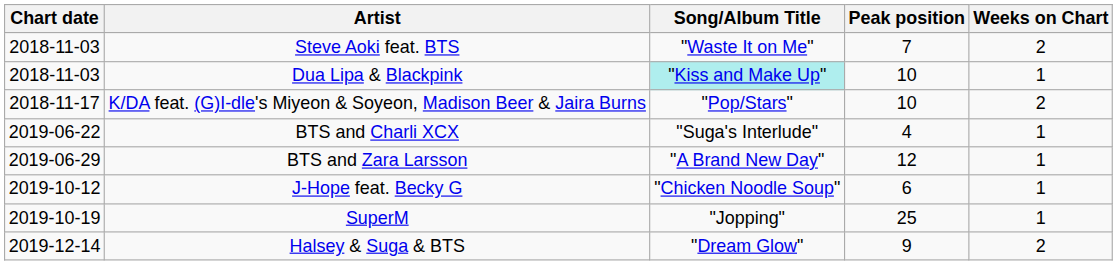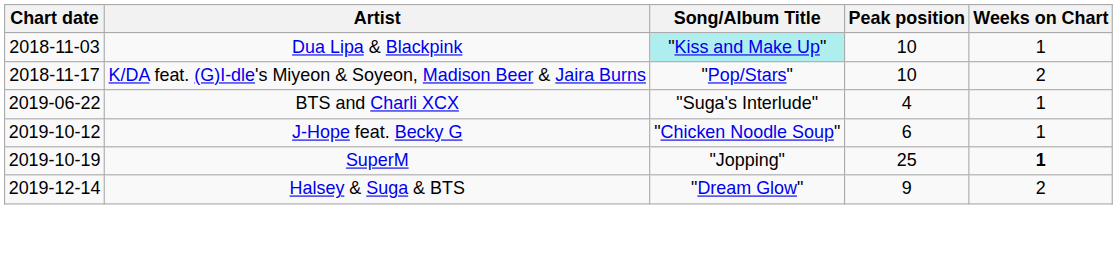- row: (377, 47)
- row: (377, 160)
(1041, 217) normal -> (1041, 160) bold
